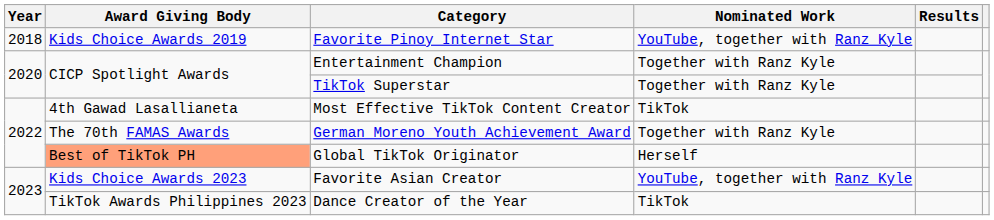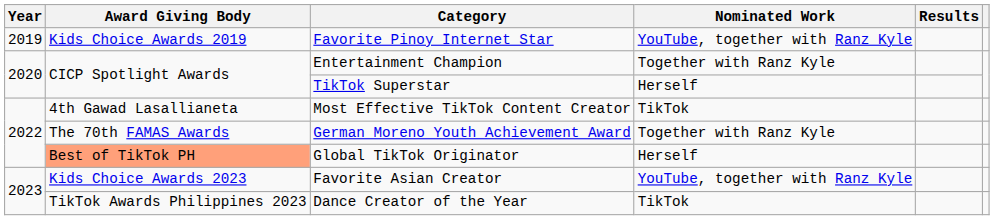(25, 40) 2018 -> (25, 40) 2019
(736, 86) Together with Ranz Kyle -> (668, 86) Herself
